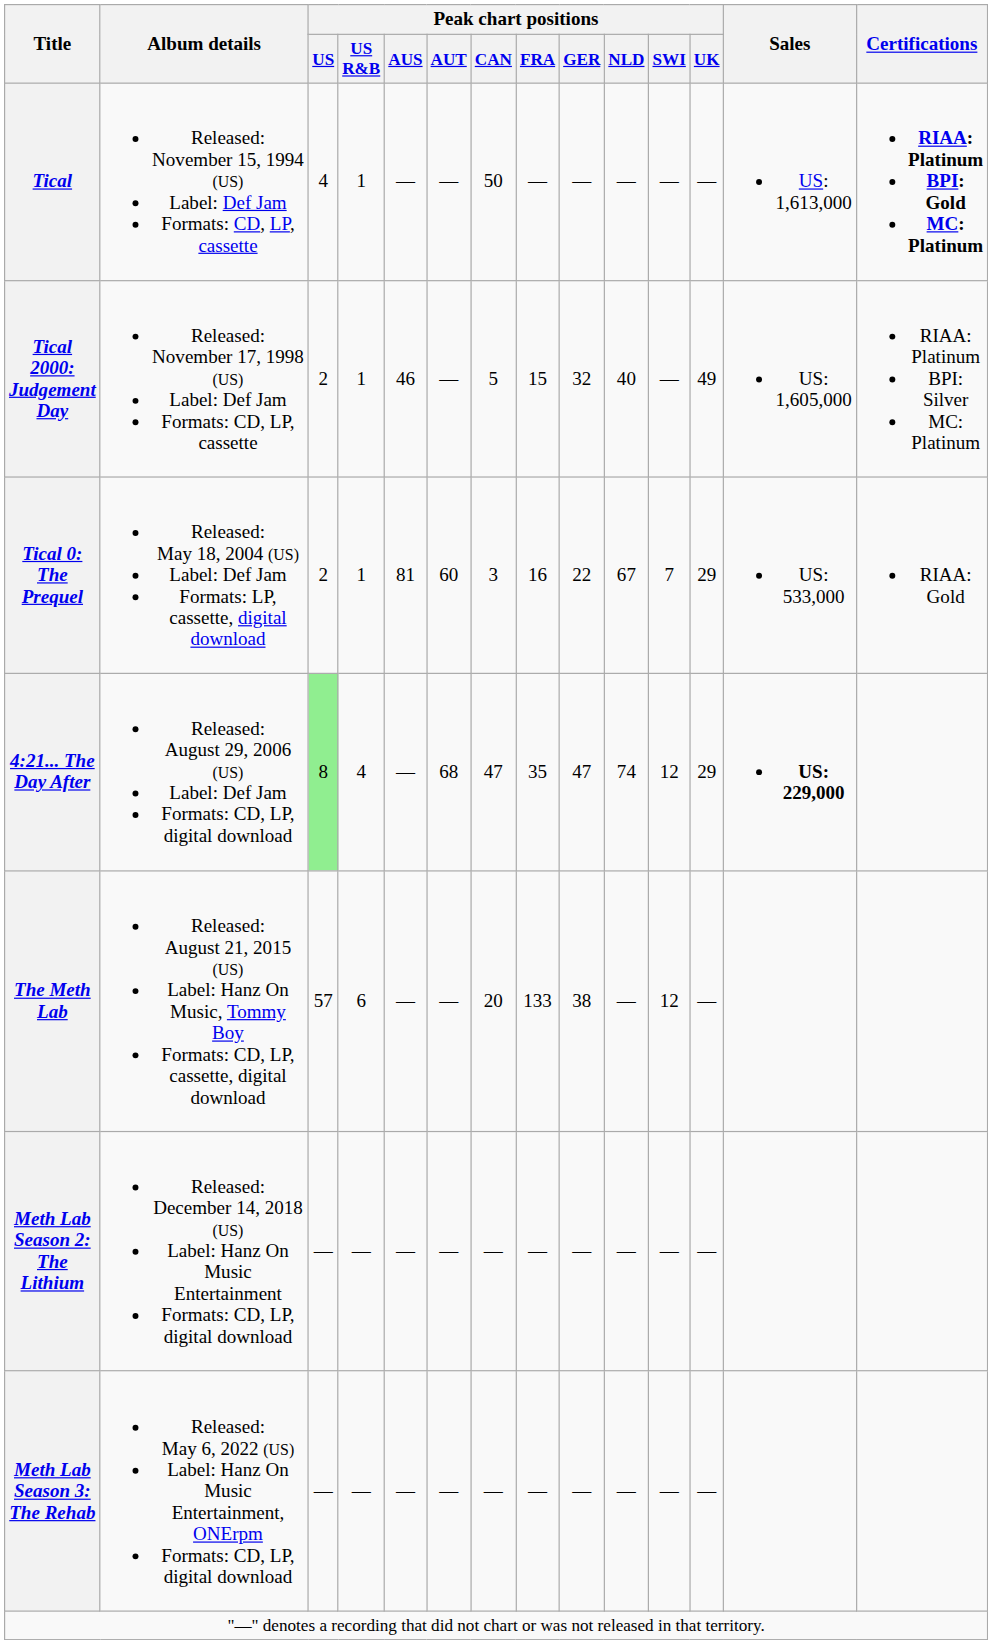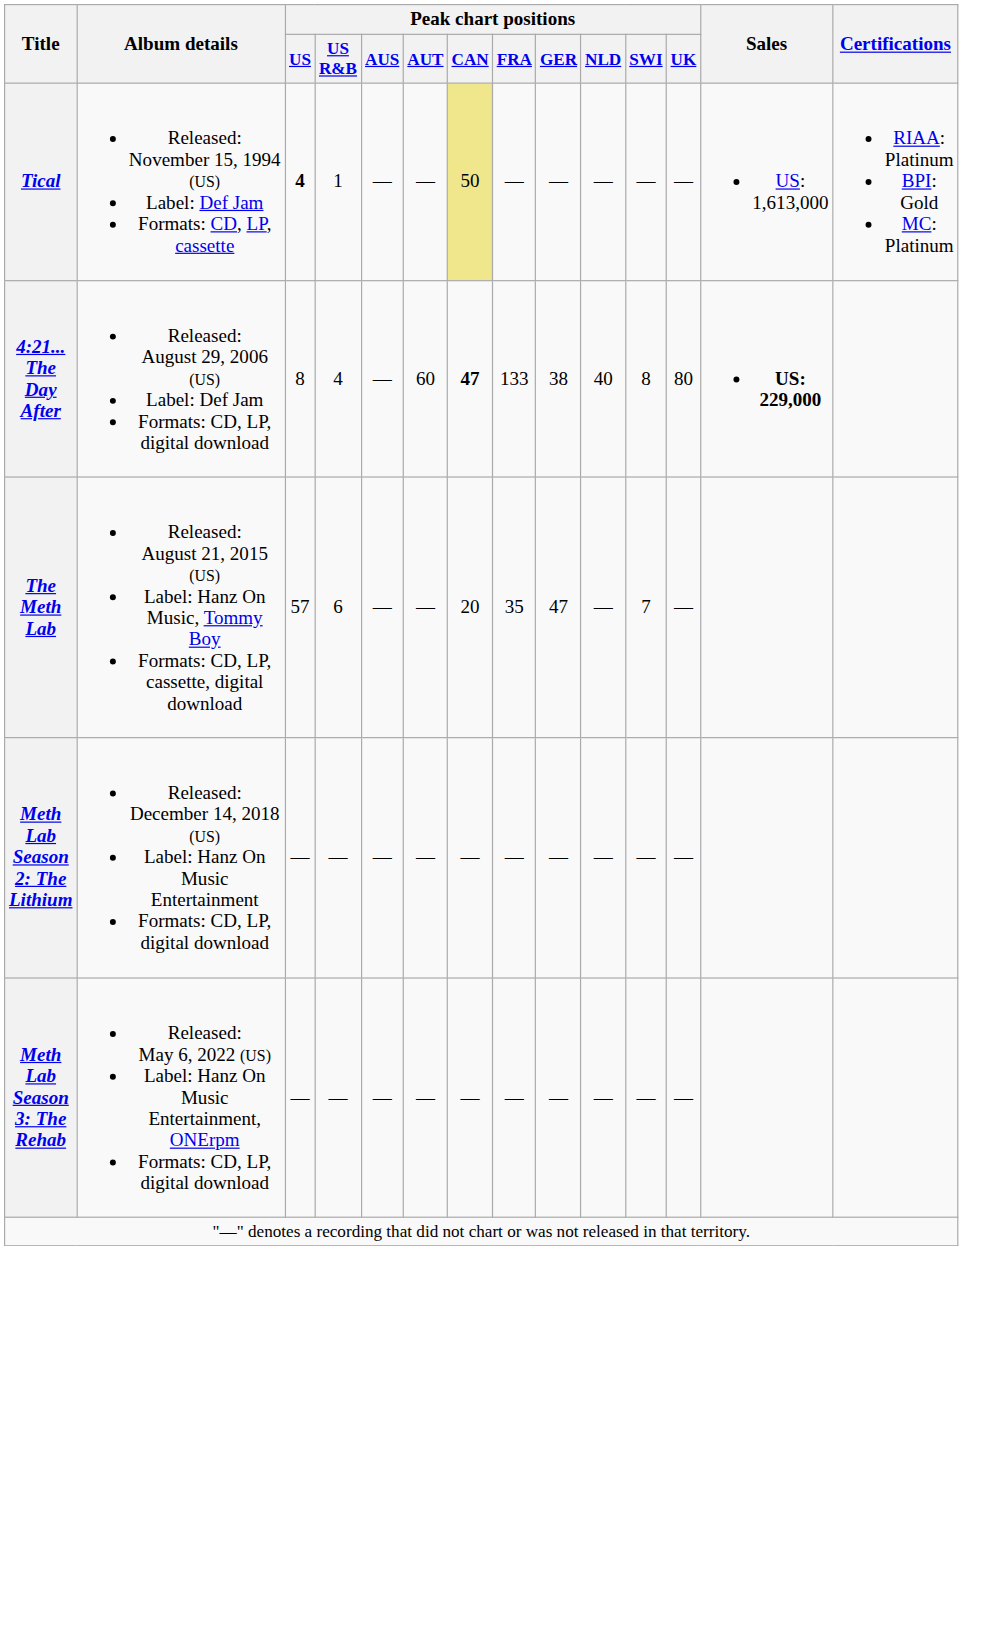(323, 181) normal -> (300, 181) bold
(493, 181) no background -> (470, 181) khaki background
(922, 192) bold -> (895, 192) normal
- row: (52, 378)
- row: (52, 575)
(323, 771) lightgreen background -> (300, 378) no background
(449, 771) 68 -> (425, 378) 60
(493, 771) normal -> (470, 378) bold
(538, 771) 35 -> (514, 378) 133
(582, 771) 47 -> (558, 378) 38
(626, 771) 74 -> (603, 378) 40
(669, 771) 12 -> (646, 378) 8
(707, 771) 29 -> (683, 378) 80
(538, 1000) 133 -> (514, 607) 35
(582, 1000) 38 -> (558, 607) 47
(669, 1000) 12 -> (646, 607) 7
